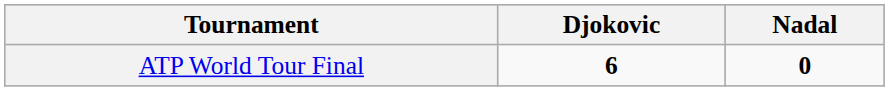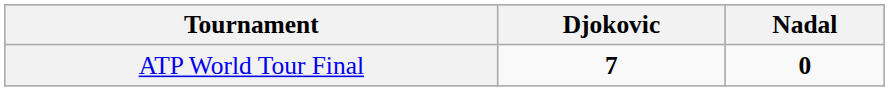(611, 65) 6 -> (611, 65) 7
